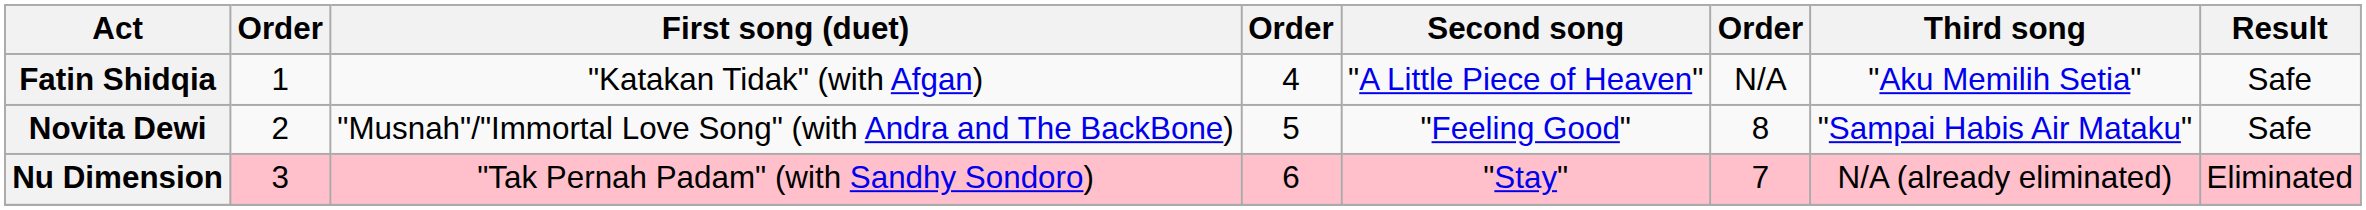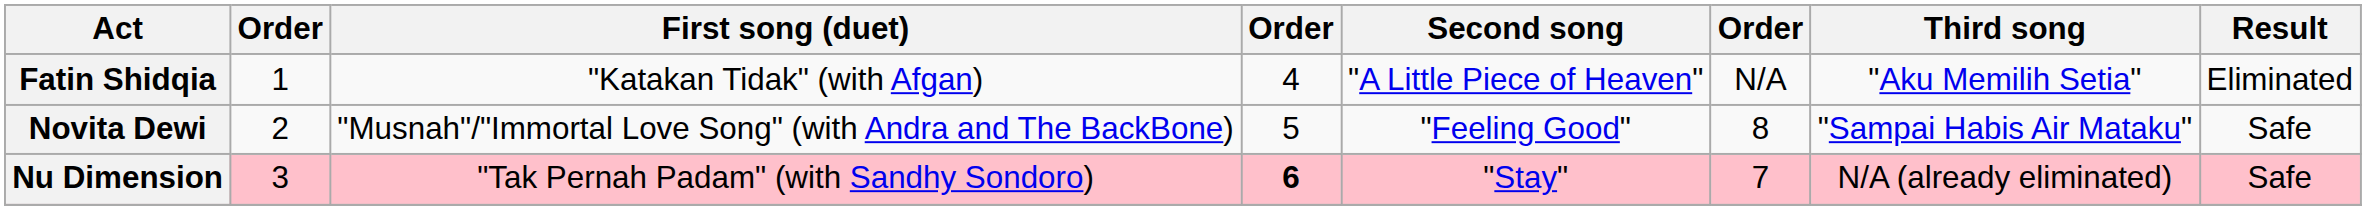(2280, 79) Safe -> (2280, 79) Eliminated
(1291, 178) normal -> (1291, 178) bold
(2280, 178) Eliminated -> (2280, 178) Safe
